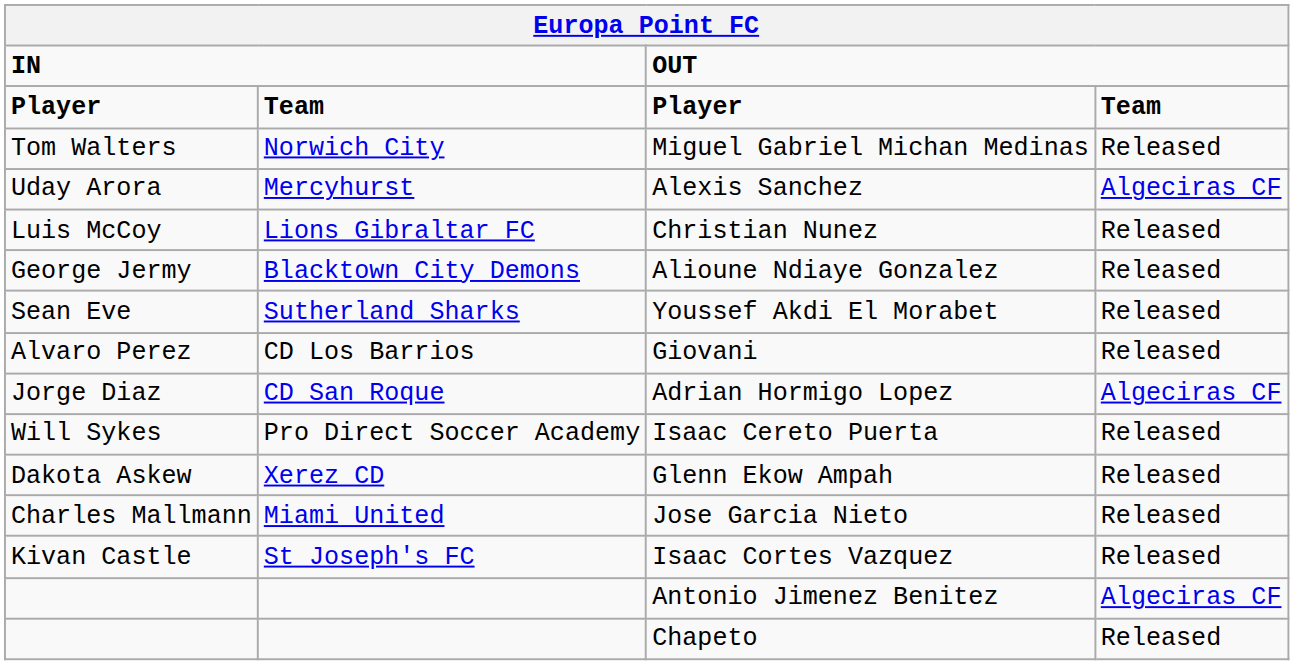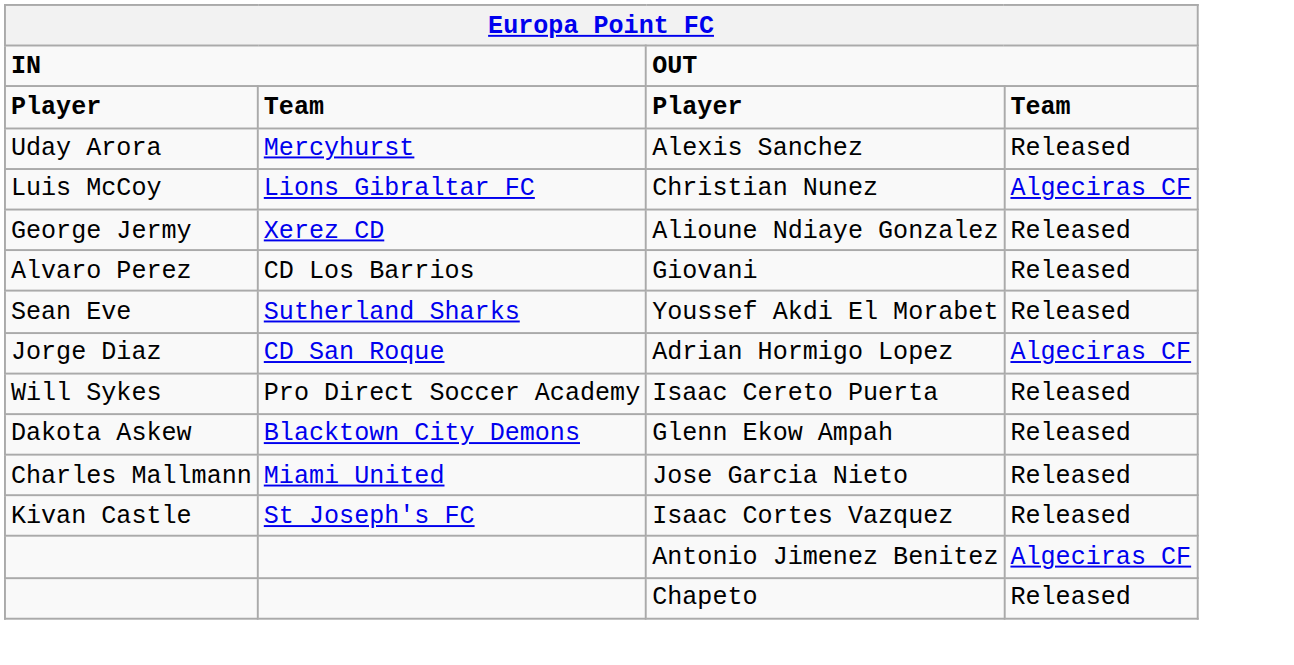- row: (871, 148)
(1191, 189) Algeciras CF -> (1071, 148) Released
(1161, 230) Released -> (1101, 189) Algeciras CF
(422, 271) Blacktown City Demons -> (324, 230) Xerez CD
rows swapped: (705, 353) <-> (825, 312)
(324, 475) Xerez CD -> (422, 434) Blacktown City Demons
